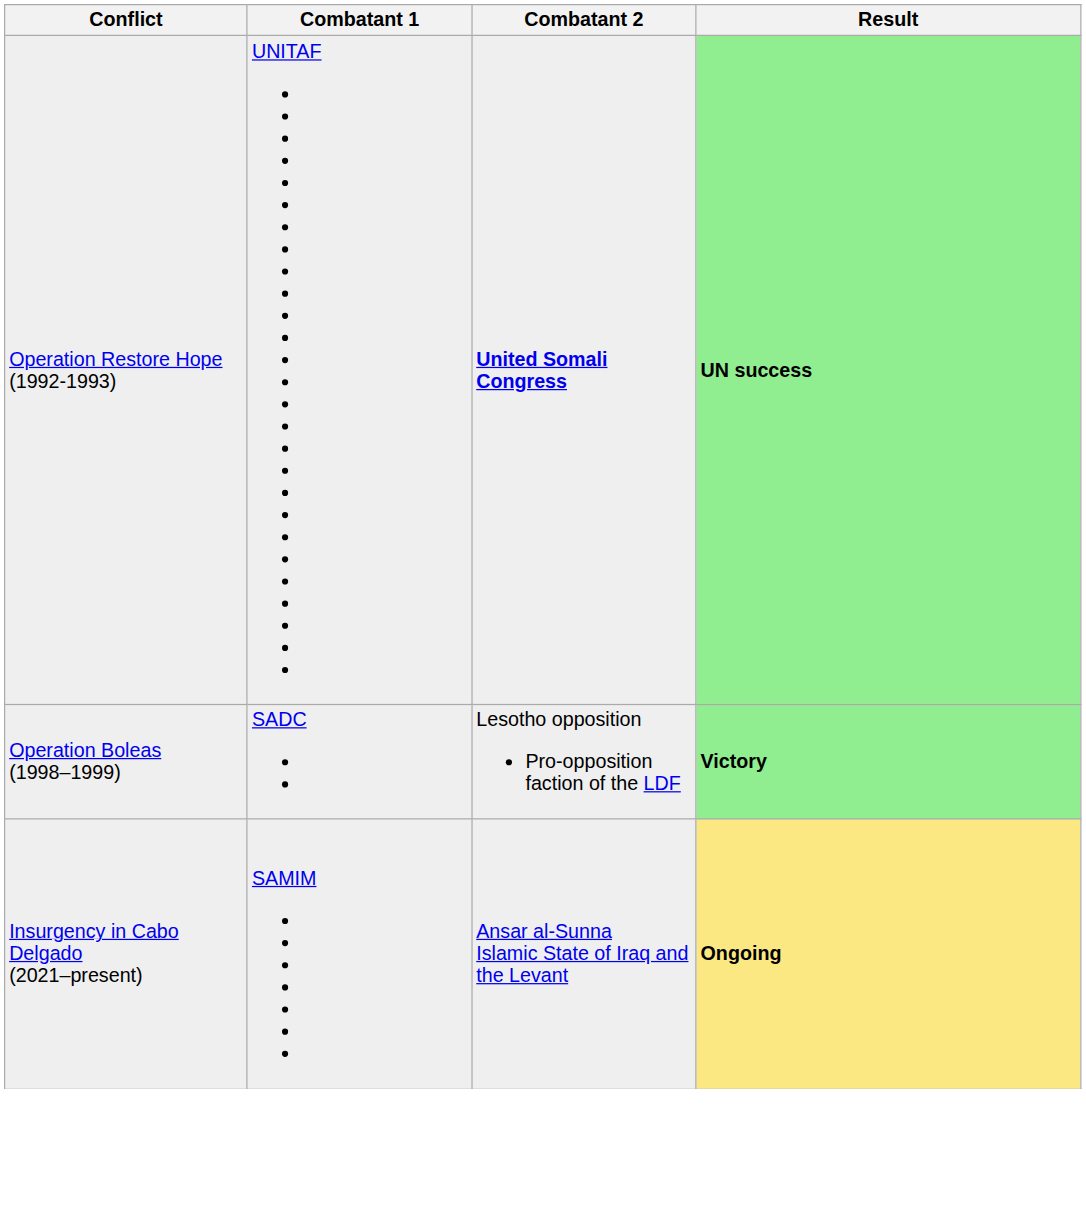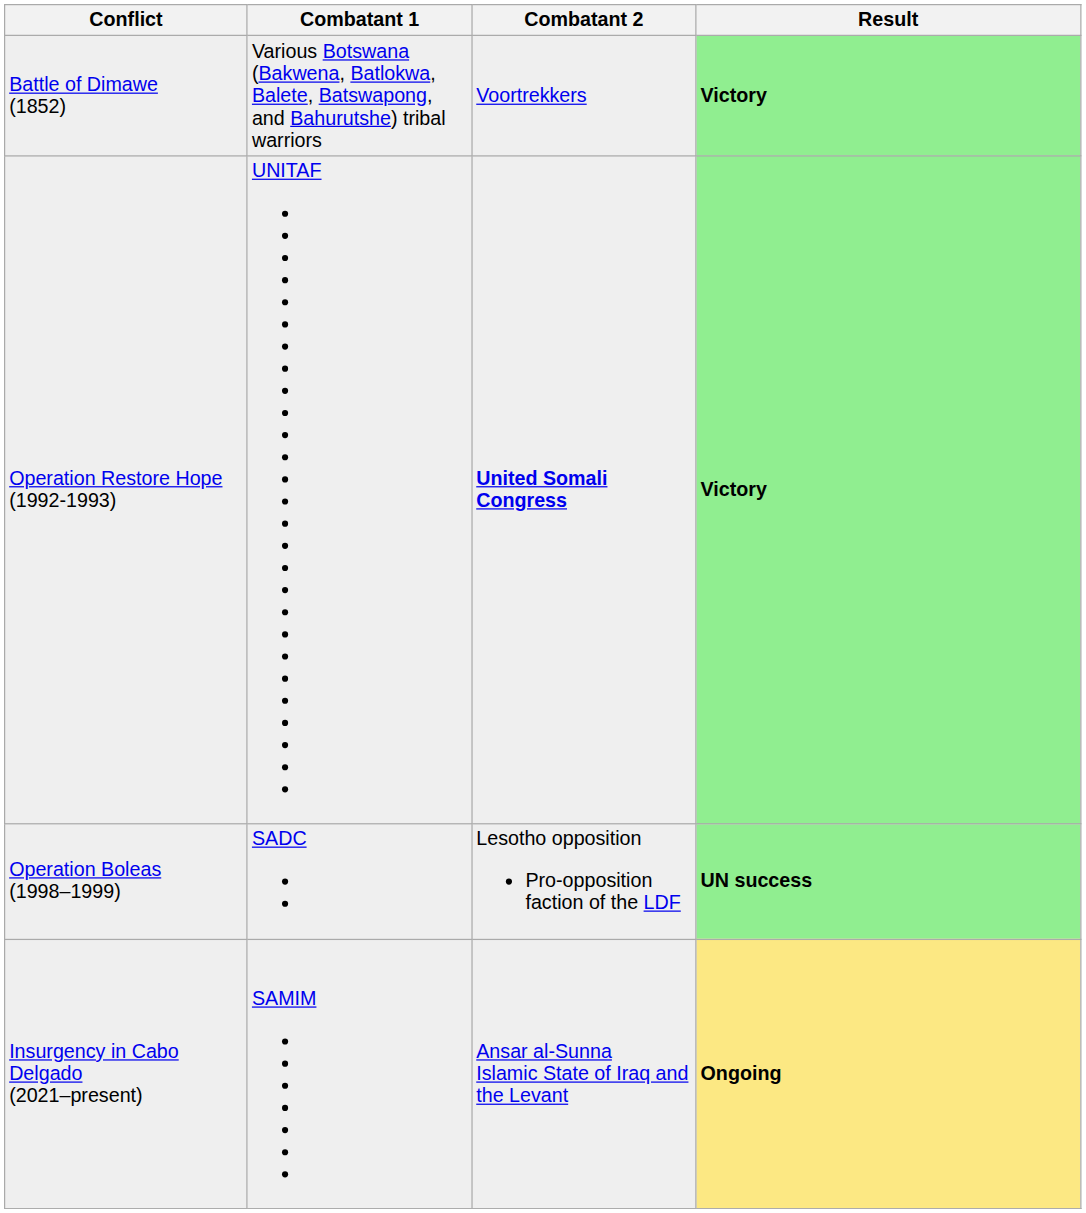+ row: (84, 95)
(756, 369) UN success -> (734, 489) Victory
(734, 761) Victory -> (756, 881) UN success
